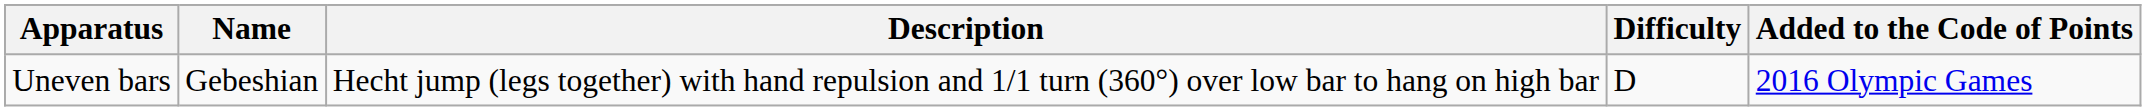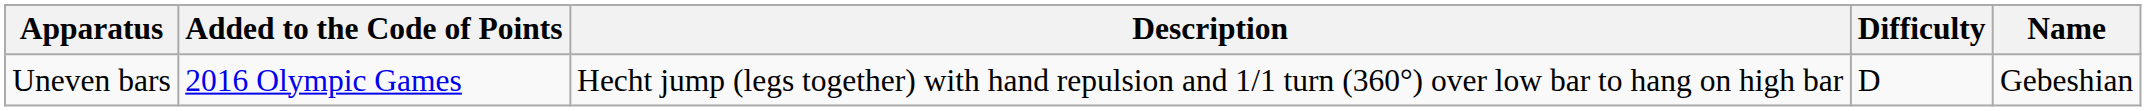columns swapped: (252, 29) <-> (1944, 29)
